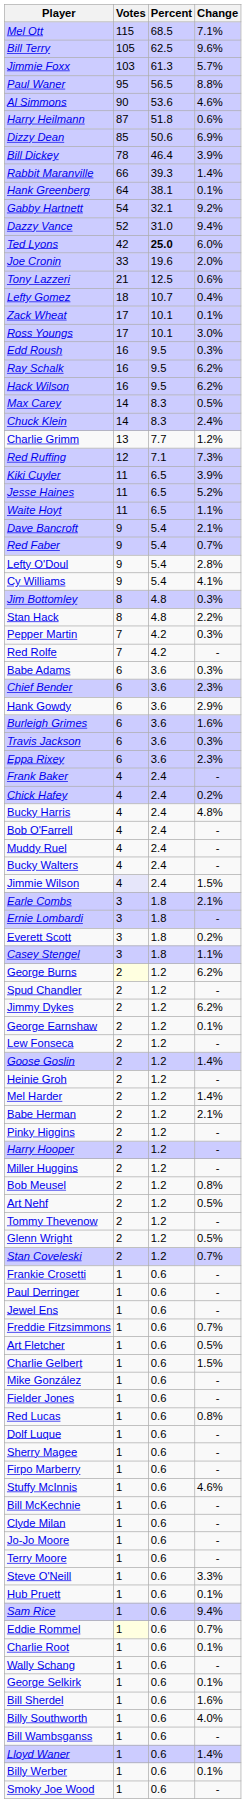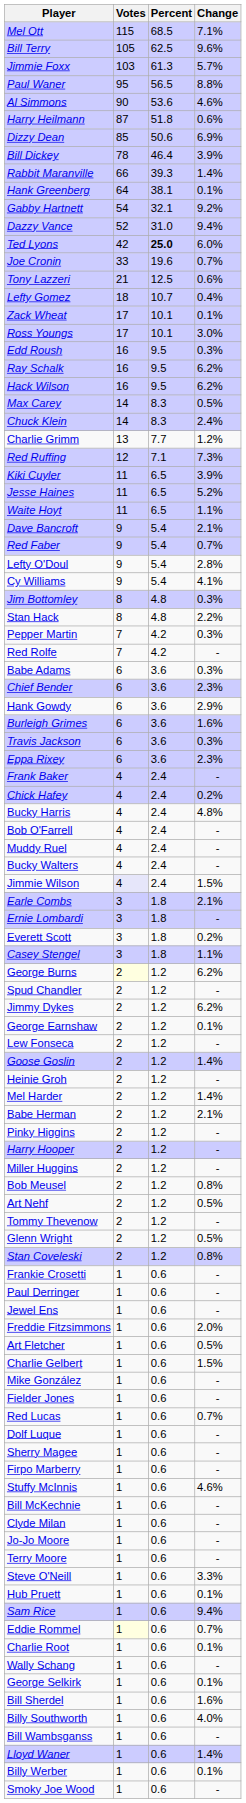(210, 262) 2.0% -> (210, 262) 0.7%
(210, 1256) 0.7% -> (210, 1256) 0.8%
(210, 1327) 0.7% -> (210, 1327) 2.0%
(210, 1416) 0.8% -> (210, 1416) 0.7%
